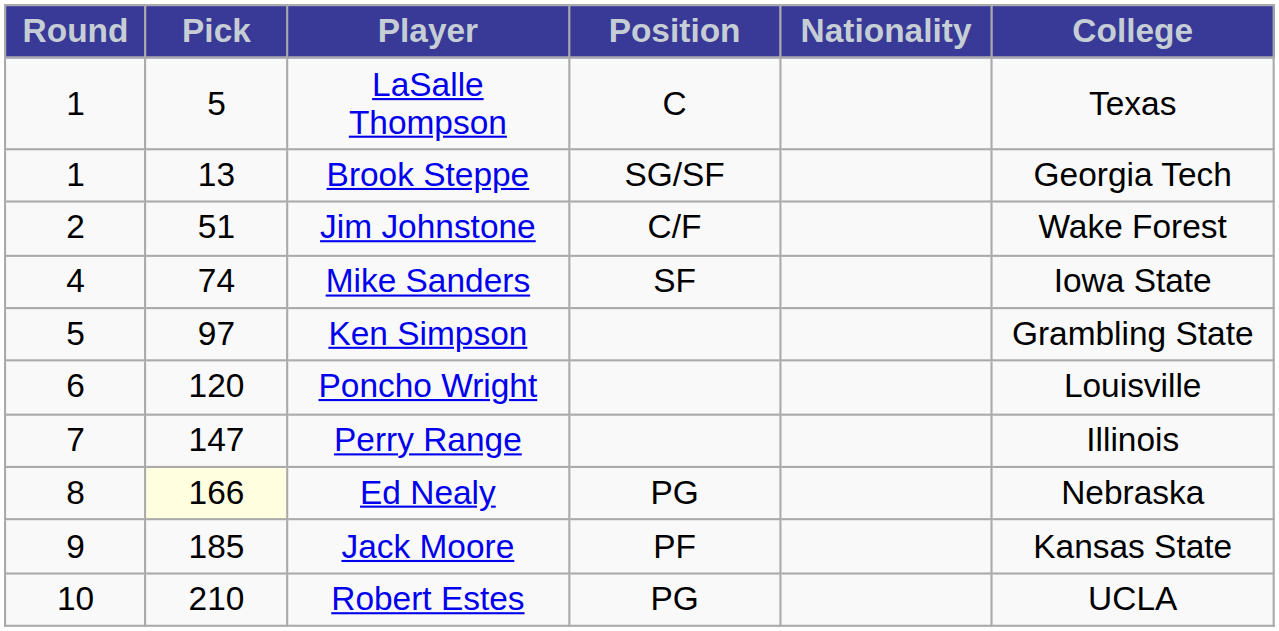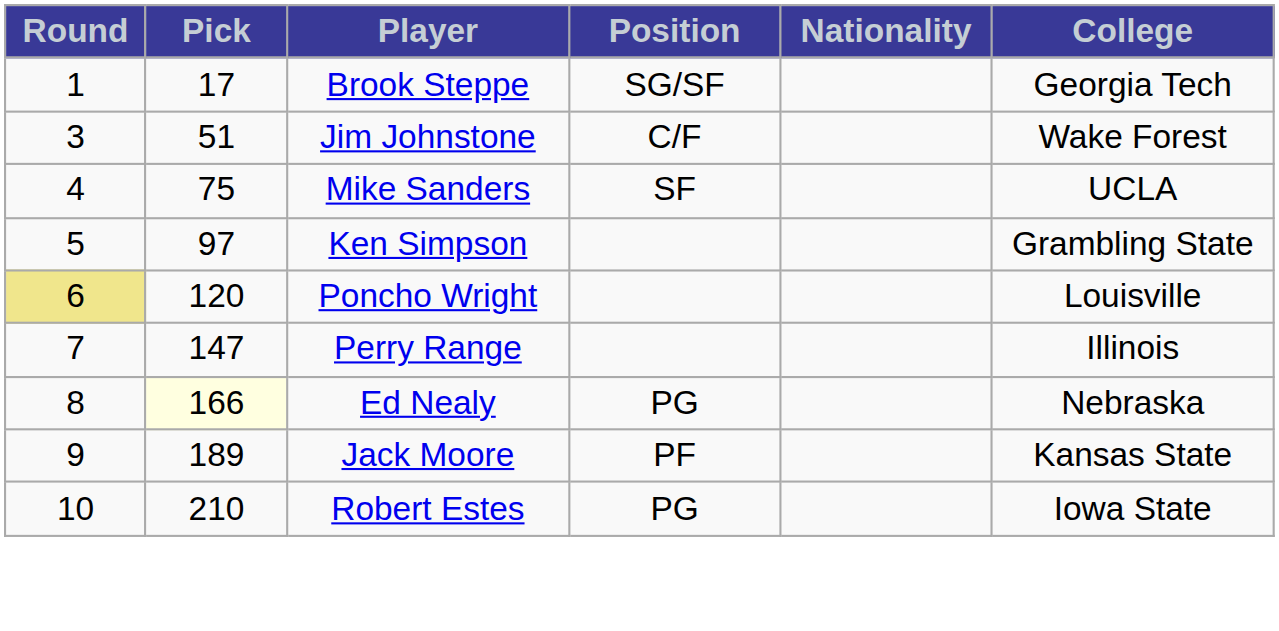- row: (428, 102)
(216, 174) 13 -> (216, 84) 17
(76, 227) 2 -> (76, 137) 3
(216, 280) 74 -> (216, 190) 75
(1133, 280) Iowa State -> (1133, 190) UCLA
(76, 386) no background -> (76, 296) khaki background
(216, 545) 185 -> (216, 455) 189
(1133, 598) UCLA -> (1133, 508) Iowa State
